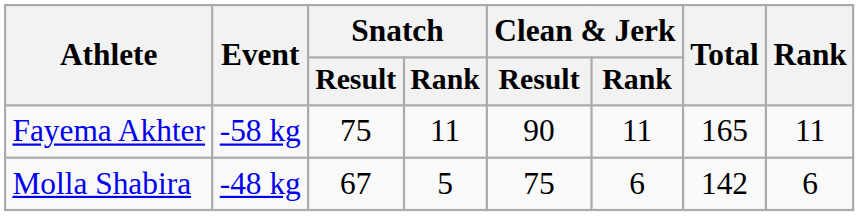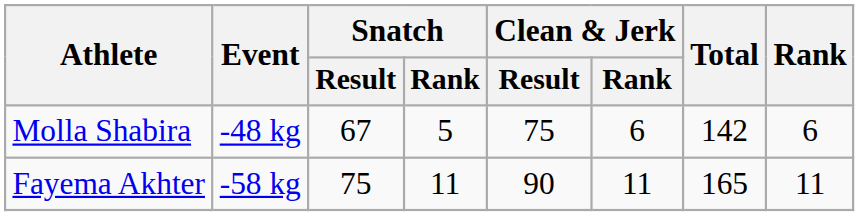rows swapped: (102, 183) <-> (109, 131)
